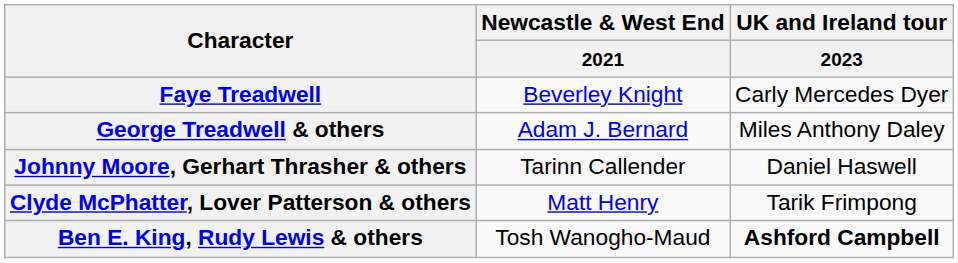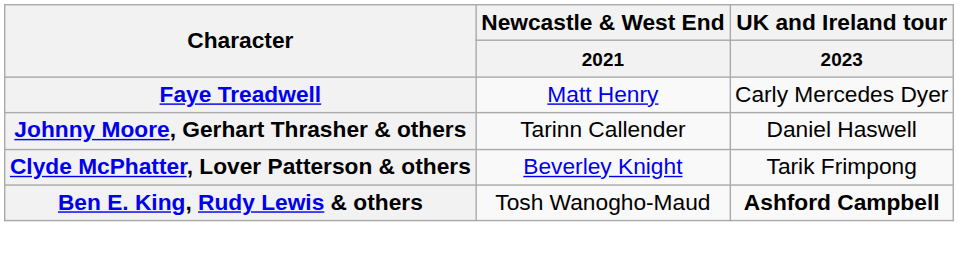(603, 94) Beverley Knight -> (603, 94) Matt Henry
- row: (240, 130)
(603, 202) Matt Henry -> (603, 166) Beverley Knight
